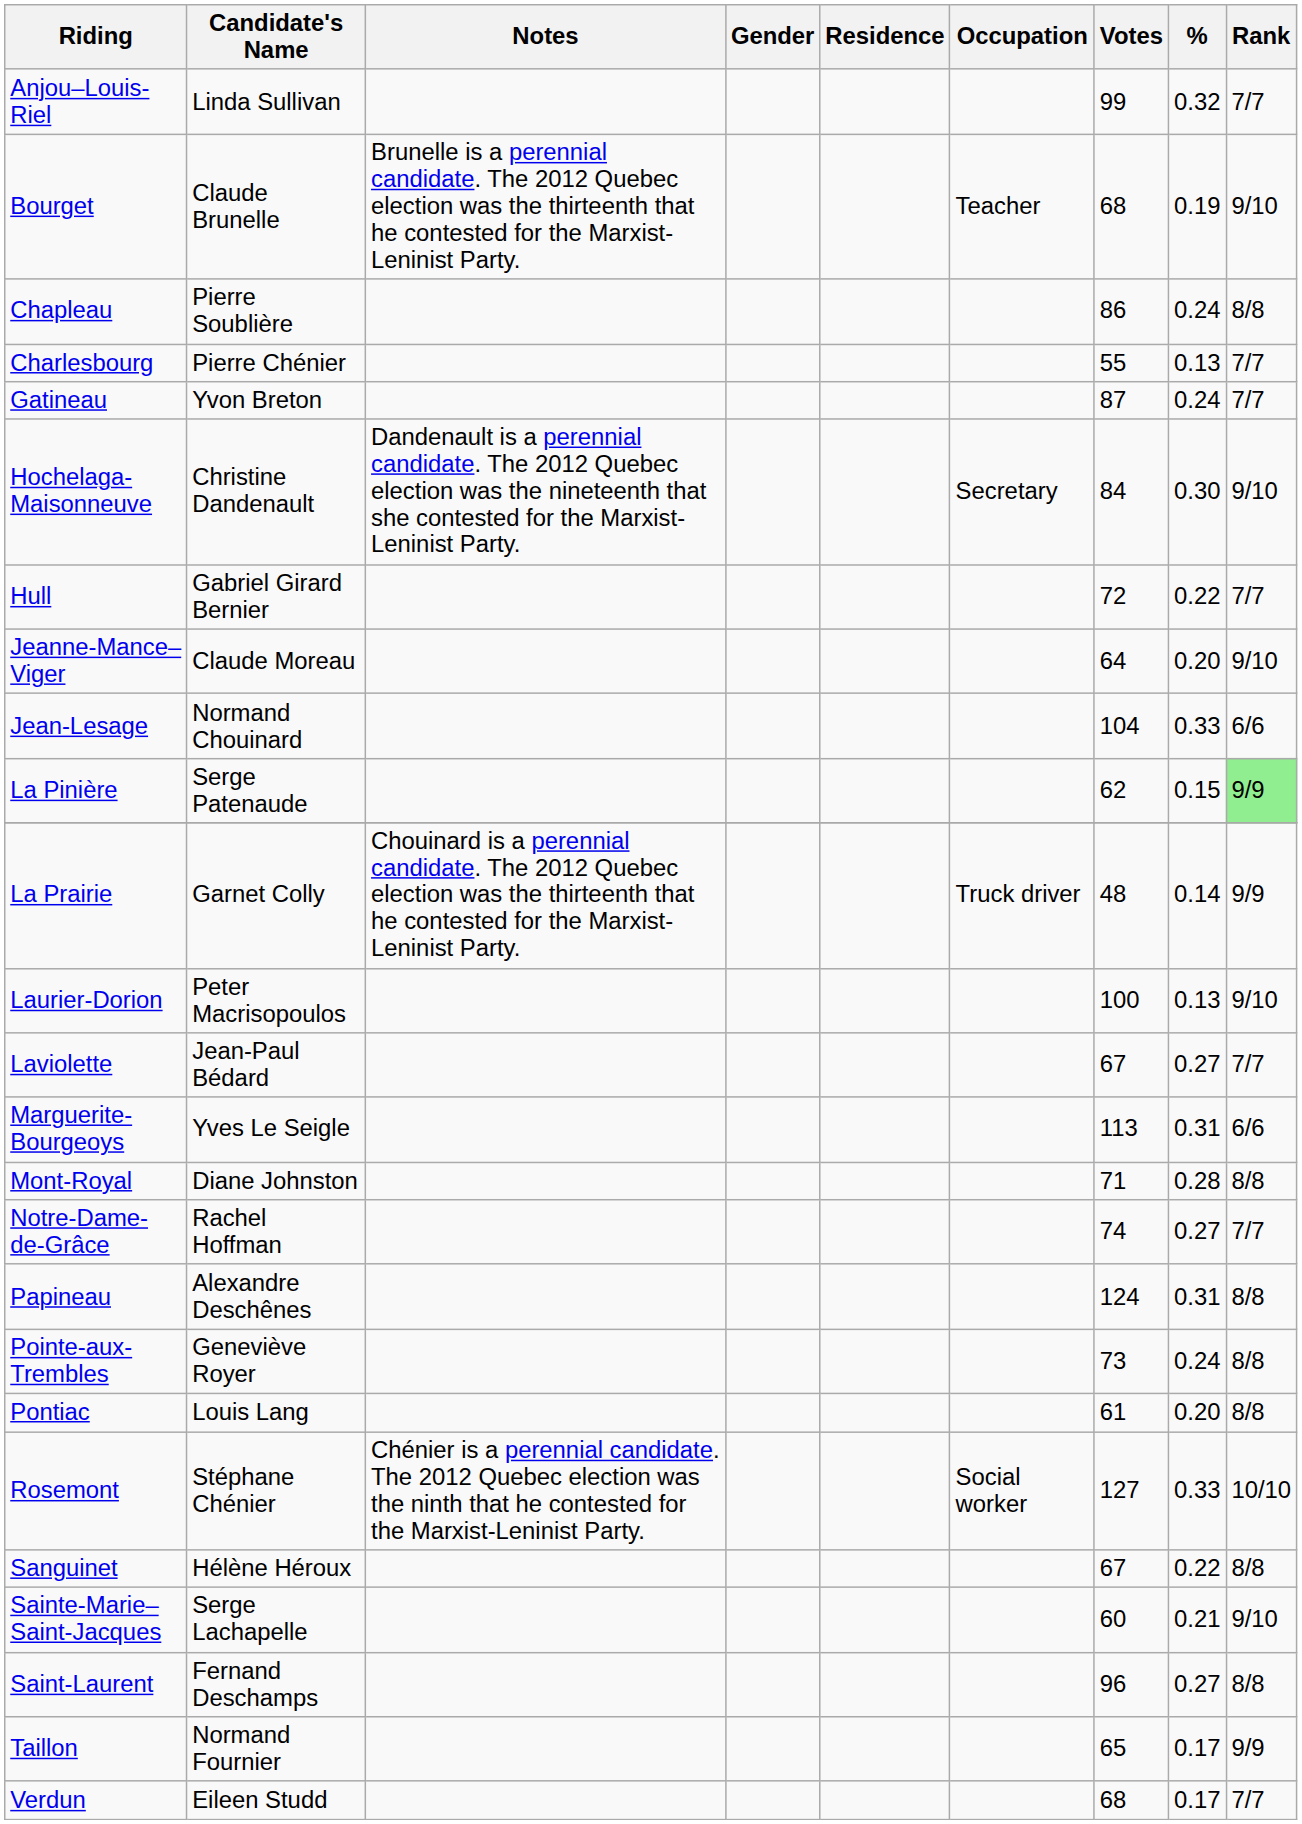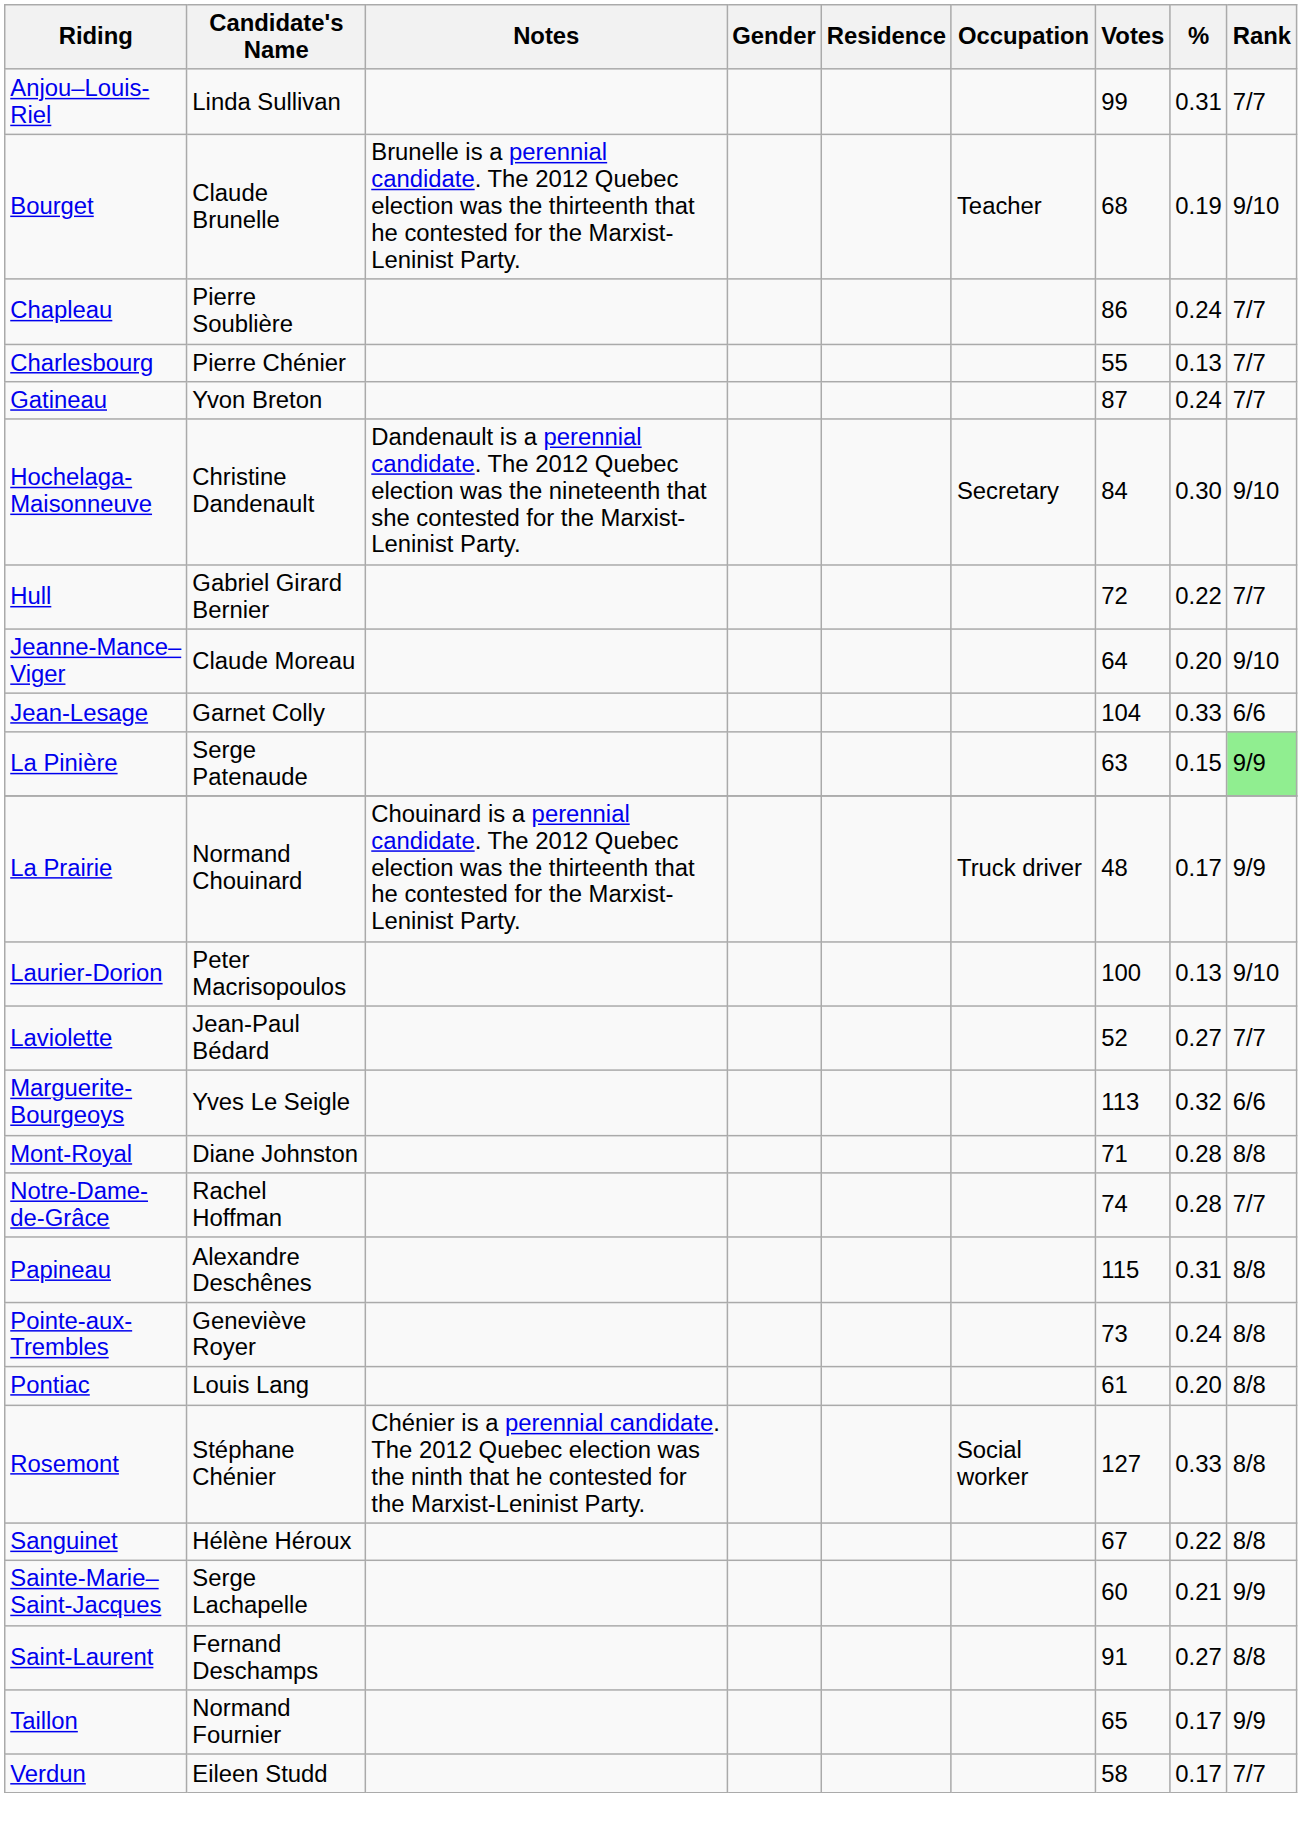(1197, 101) 0.32 -> (1199, 101) 0.31
(1248, 311) 8/8 -> (1249, 311) 7/7
(247, 725) Normand Chouinard -> (259, 712) Garnet Colly
(1113, 790) 62 -> (1114, 763) 63
(258, 895) Garnet Colly -> (247, 868) Normand Chouinard
(1197, 895) 0.14 -> (1199, 868) 0.17
(1113, 1064) 67 -> (1114, 1037) 52
(1197, 1129) 0.31 -> (1199, 1102) 0.32
(1197, 1231) 0.27 -> (1199, 1204) 0.28
(1120, 1296) 124 -> (1120, 1269) 115
(1261, 1490) 10/10 -> (1249, 1463) 8/8
(1255, 1619) 9/10 -> (1249, 1592) 9/9
(1113, 1684) 96 -> (1114, 1657) 91
(1113, 1800) 68 -> (1114, 1773) 58
